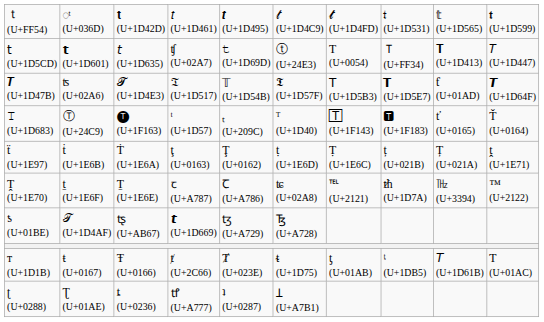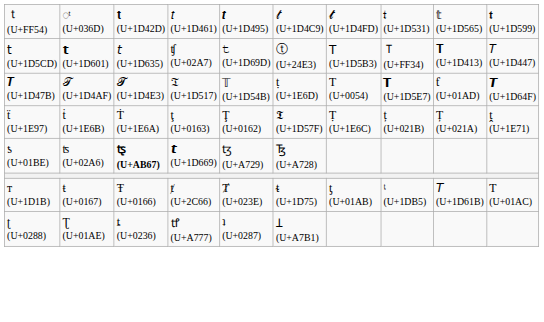(349, 55) T (U+0054) -> (353, 56) 𝖳 (U+1D5B3)
(83, 89) ʦ (U+02A6) -> (87, 89) 𝒯 (U+1D4AF)
(299, 89) 𝕿 (U+1D57F) -> (297, 89) ṭ (U+1E6D)
(353, 89) 𝖳 (U+1D5B3) -> (349, 89) T (U+0054)
- row: (30, 123)
(297, 157) ṭ (U+1E6D) -> (299, 122) 𝕿 (U+1D57F)
- row: (27, 190)
(87, 225) 𝒯 (U+1D4AF) -> (83, 155) ʦ (U+02A6)
(138, 226) normal -> (138, 156) bold
